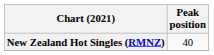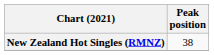(188, 42) 40 -> (188, 42) 38
